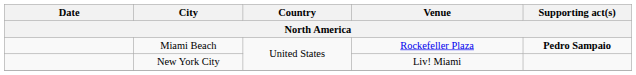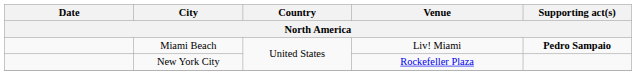(437, 45) Rockefeller Plaza -> (437, 45) Liv! Miami
(437, 62) Liv! Miami -> (437, 62) Rockefeller Plaza
